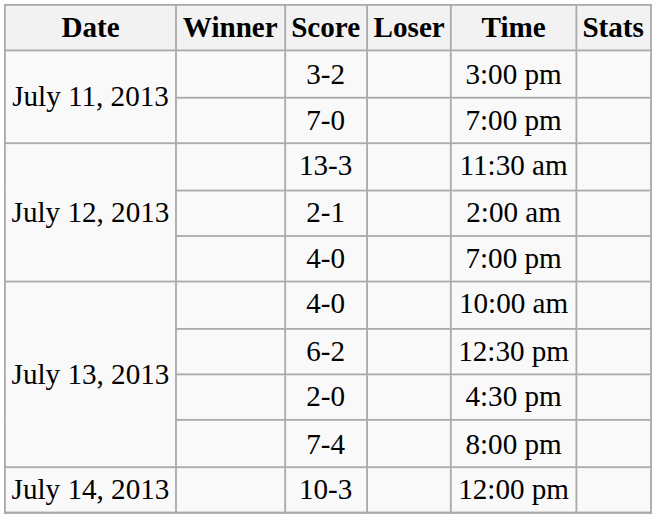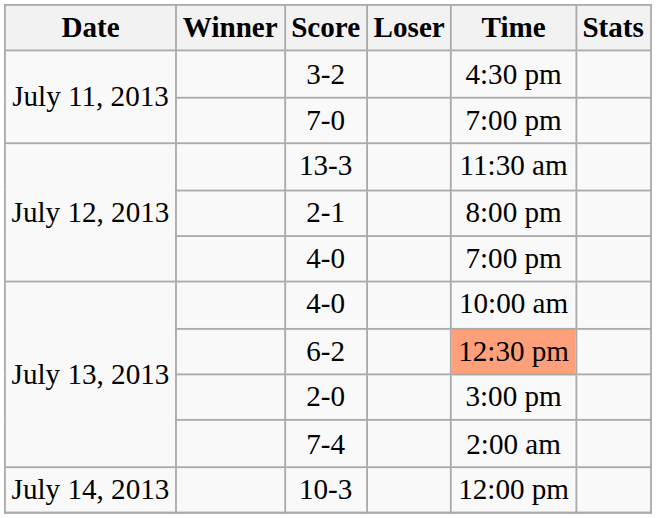(514, 73) 3:00 pm -> (514, 73) 4:30 pm
(514, 212) 2:00 am -> (514, 212) 8:00 pm
(514, 350) no background -> (514, 350) lightsalmon background
(514, 397) 4:30 pm -> (514, 397) 3:00 pm
(514, 443) 8:00 pm -> (514, 443) 2:00 am
